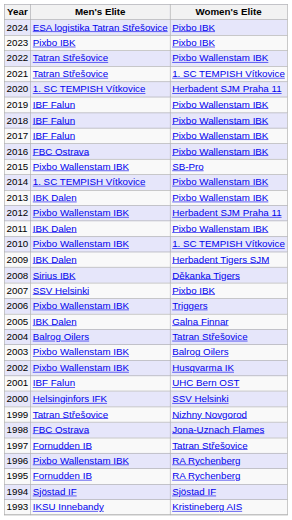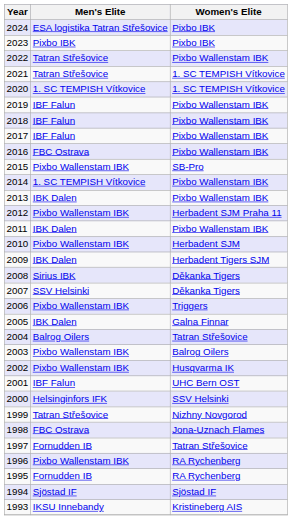(227, 89) Herbadent SJM Praha 11 -> (228, 89) 1. SC TEMPISH Vítkovice
(228, 244) 1. SC TEMPISH Vítkovice -> (206, 244) Herbadent SJM
(194, 290) Pixbo IBK -> (206, 290) Děkanka Tigers
